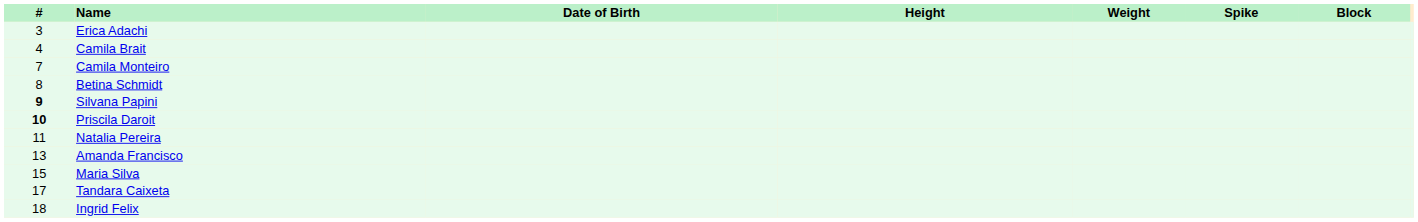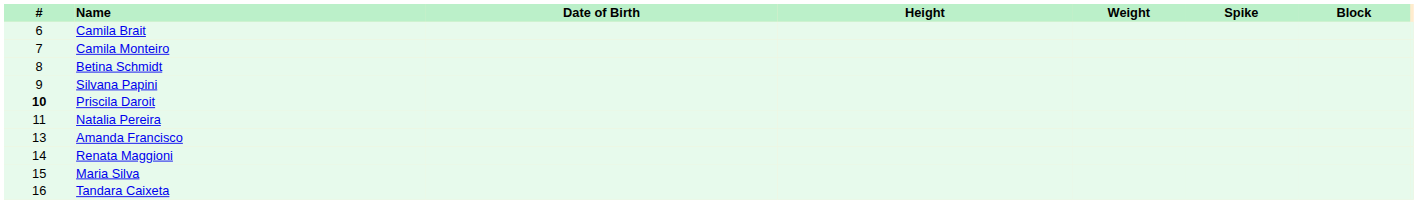- row: (112, 31)
(39, 48) 4 -> (39, 31) 6
(39, 102) bold -> (39, 84) normal
+ row: (125, 155)
(39, 191) 17 -> (39, 191) 16
- row: (107, 209)
